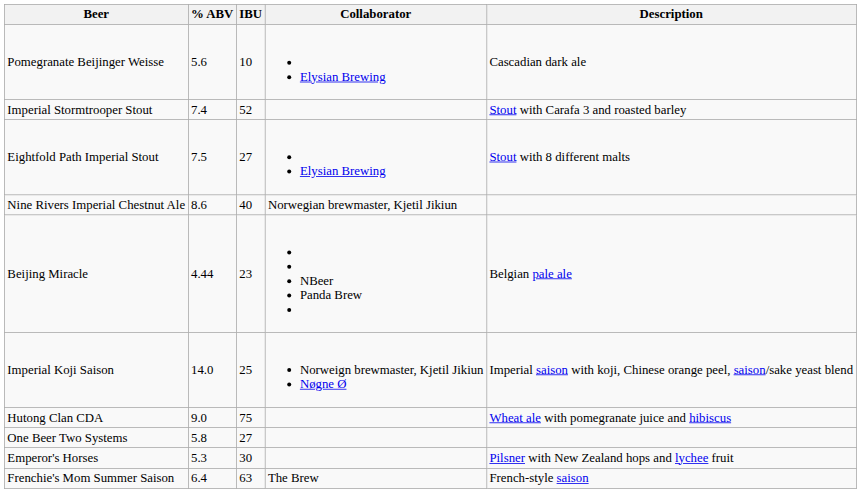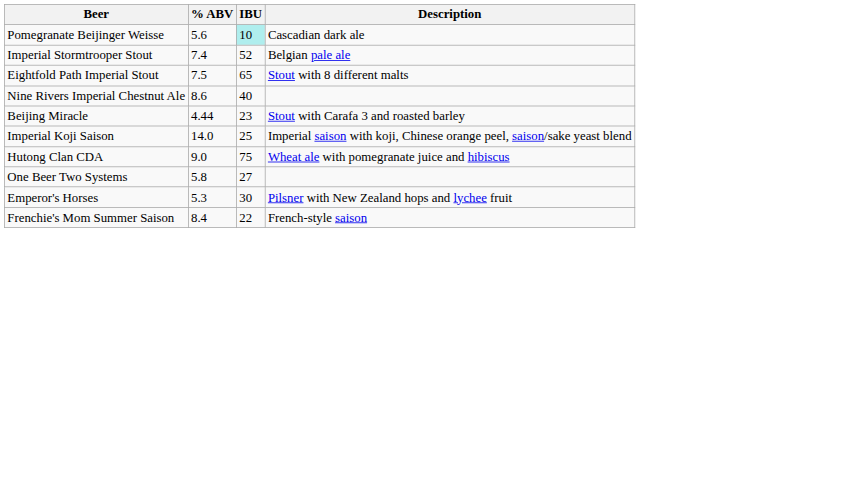- column: (376, 14)
(246, 62) no background -> (246, 34) paleturquoise background
(588, 109) Stout with Carafa 3 and roasted barley -> (309, 55) Belgian pale ale
(246, 157) 27 -> (246, 75) 65
(531, 273) Belgian pale ale -> (366, 116) Stout with Carafa 3 and roasted barley
(199, 478) 6.4 -> (199, 217) 8.4
(246, 478) 63 -> (246, 217) 22
